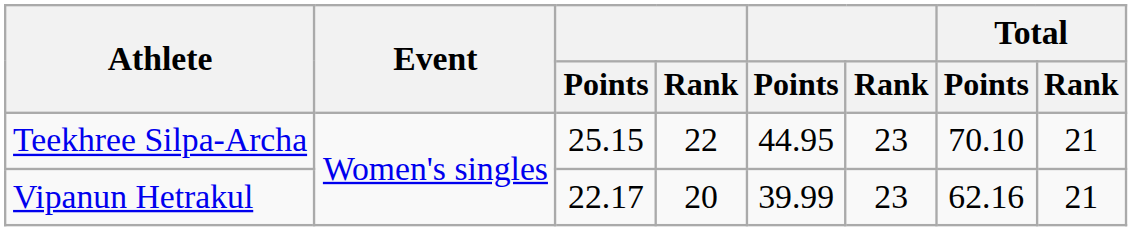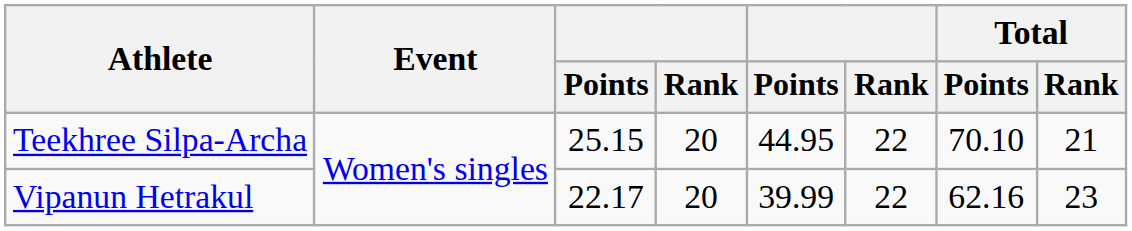(701, 140) 22 -> (701, 140) 20
(891, 140) 23 -> (891, 140) 22
(891, 196) 23 -> (891, 196) 22
(1081, 196) 21 -> (1081, 196) 23
